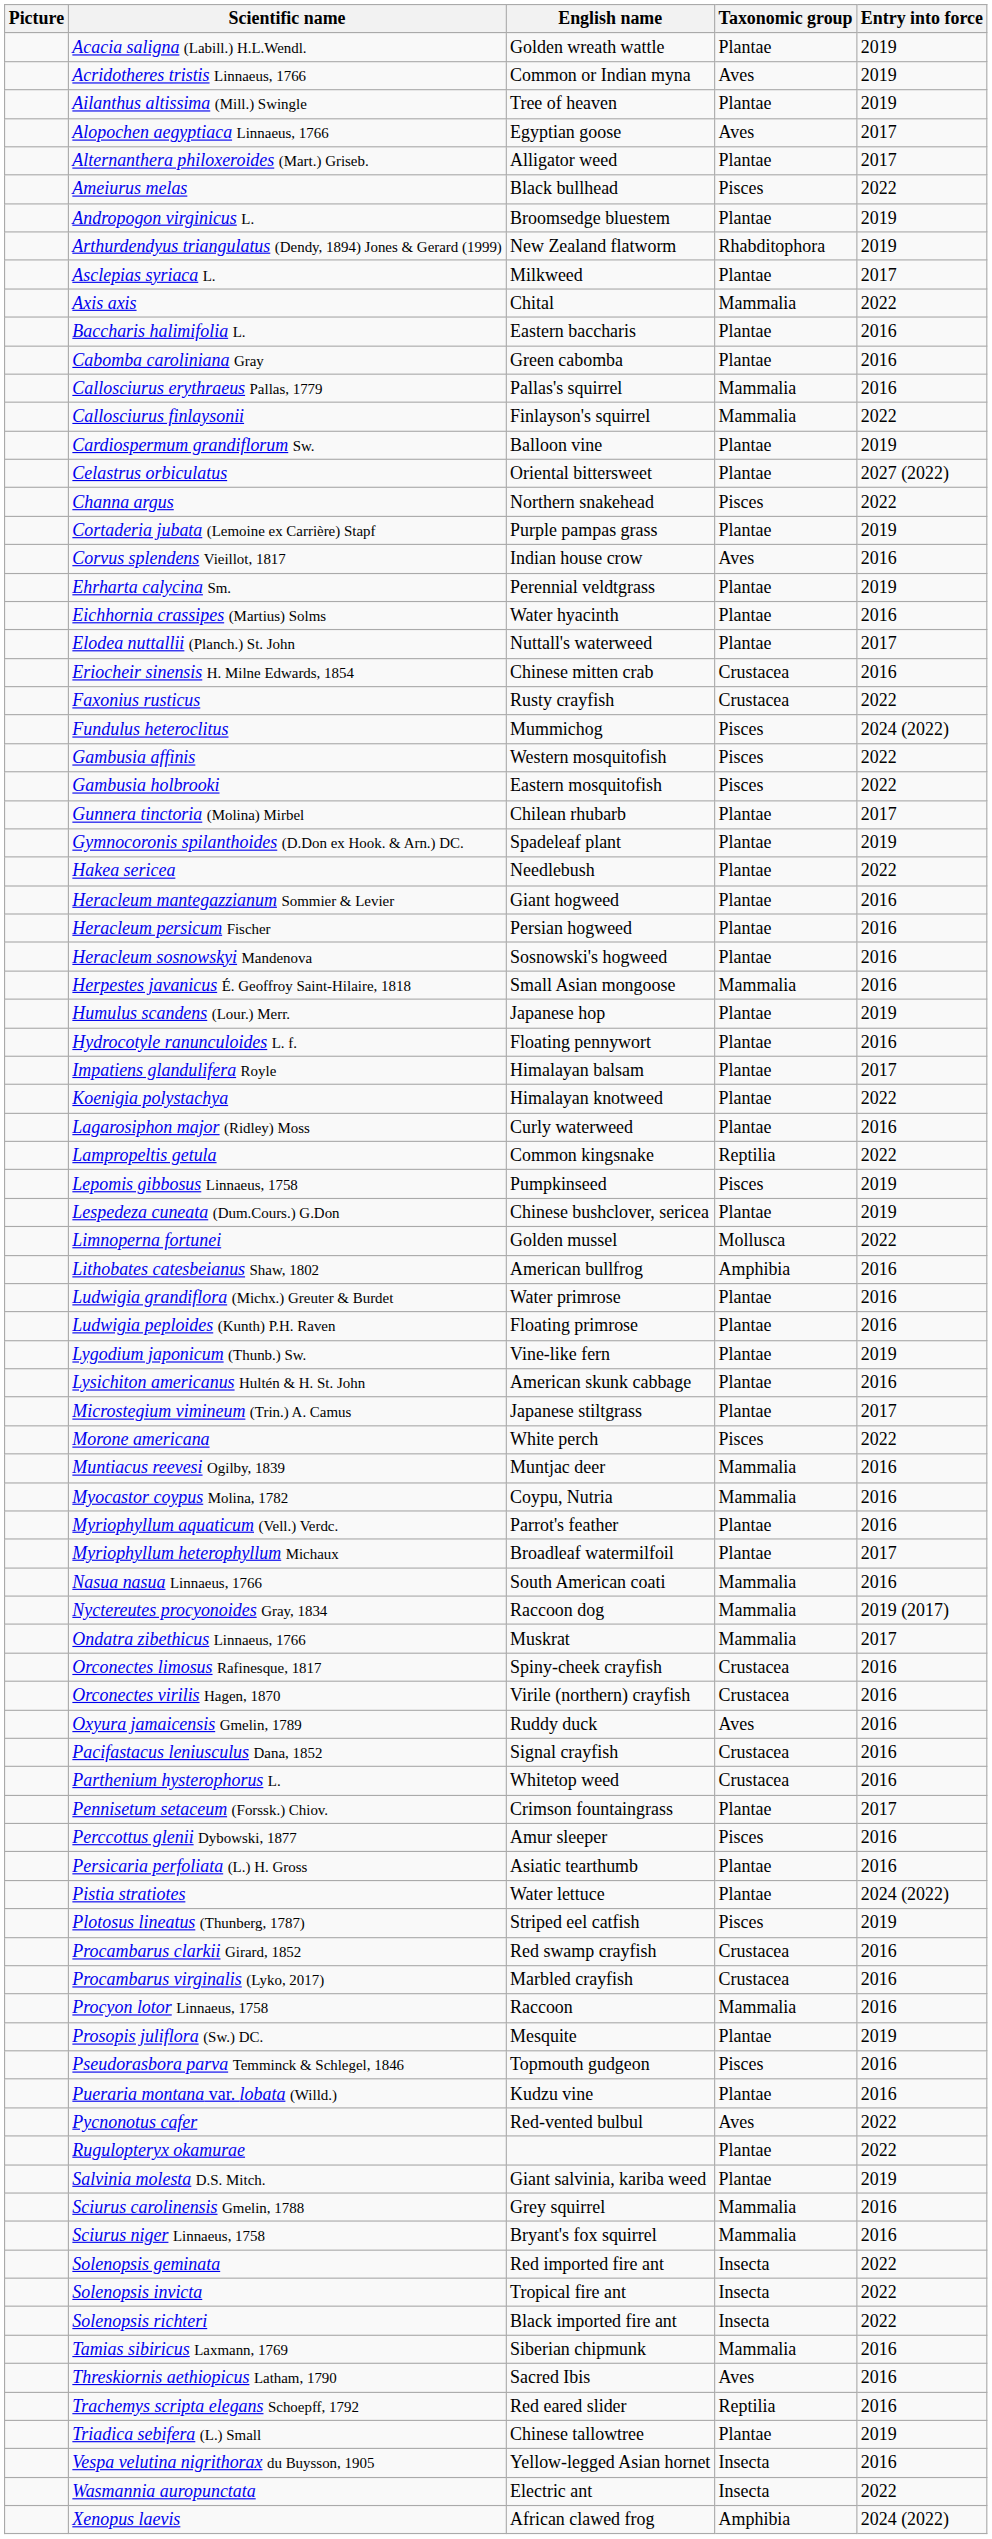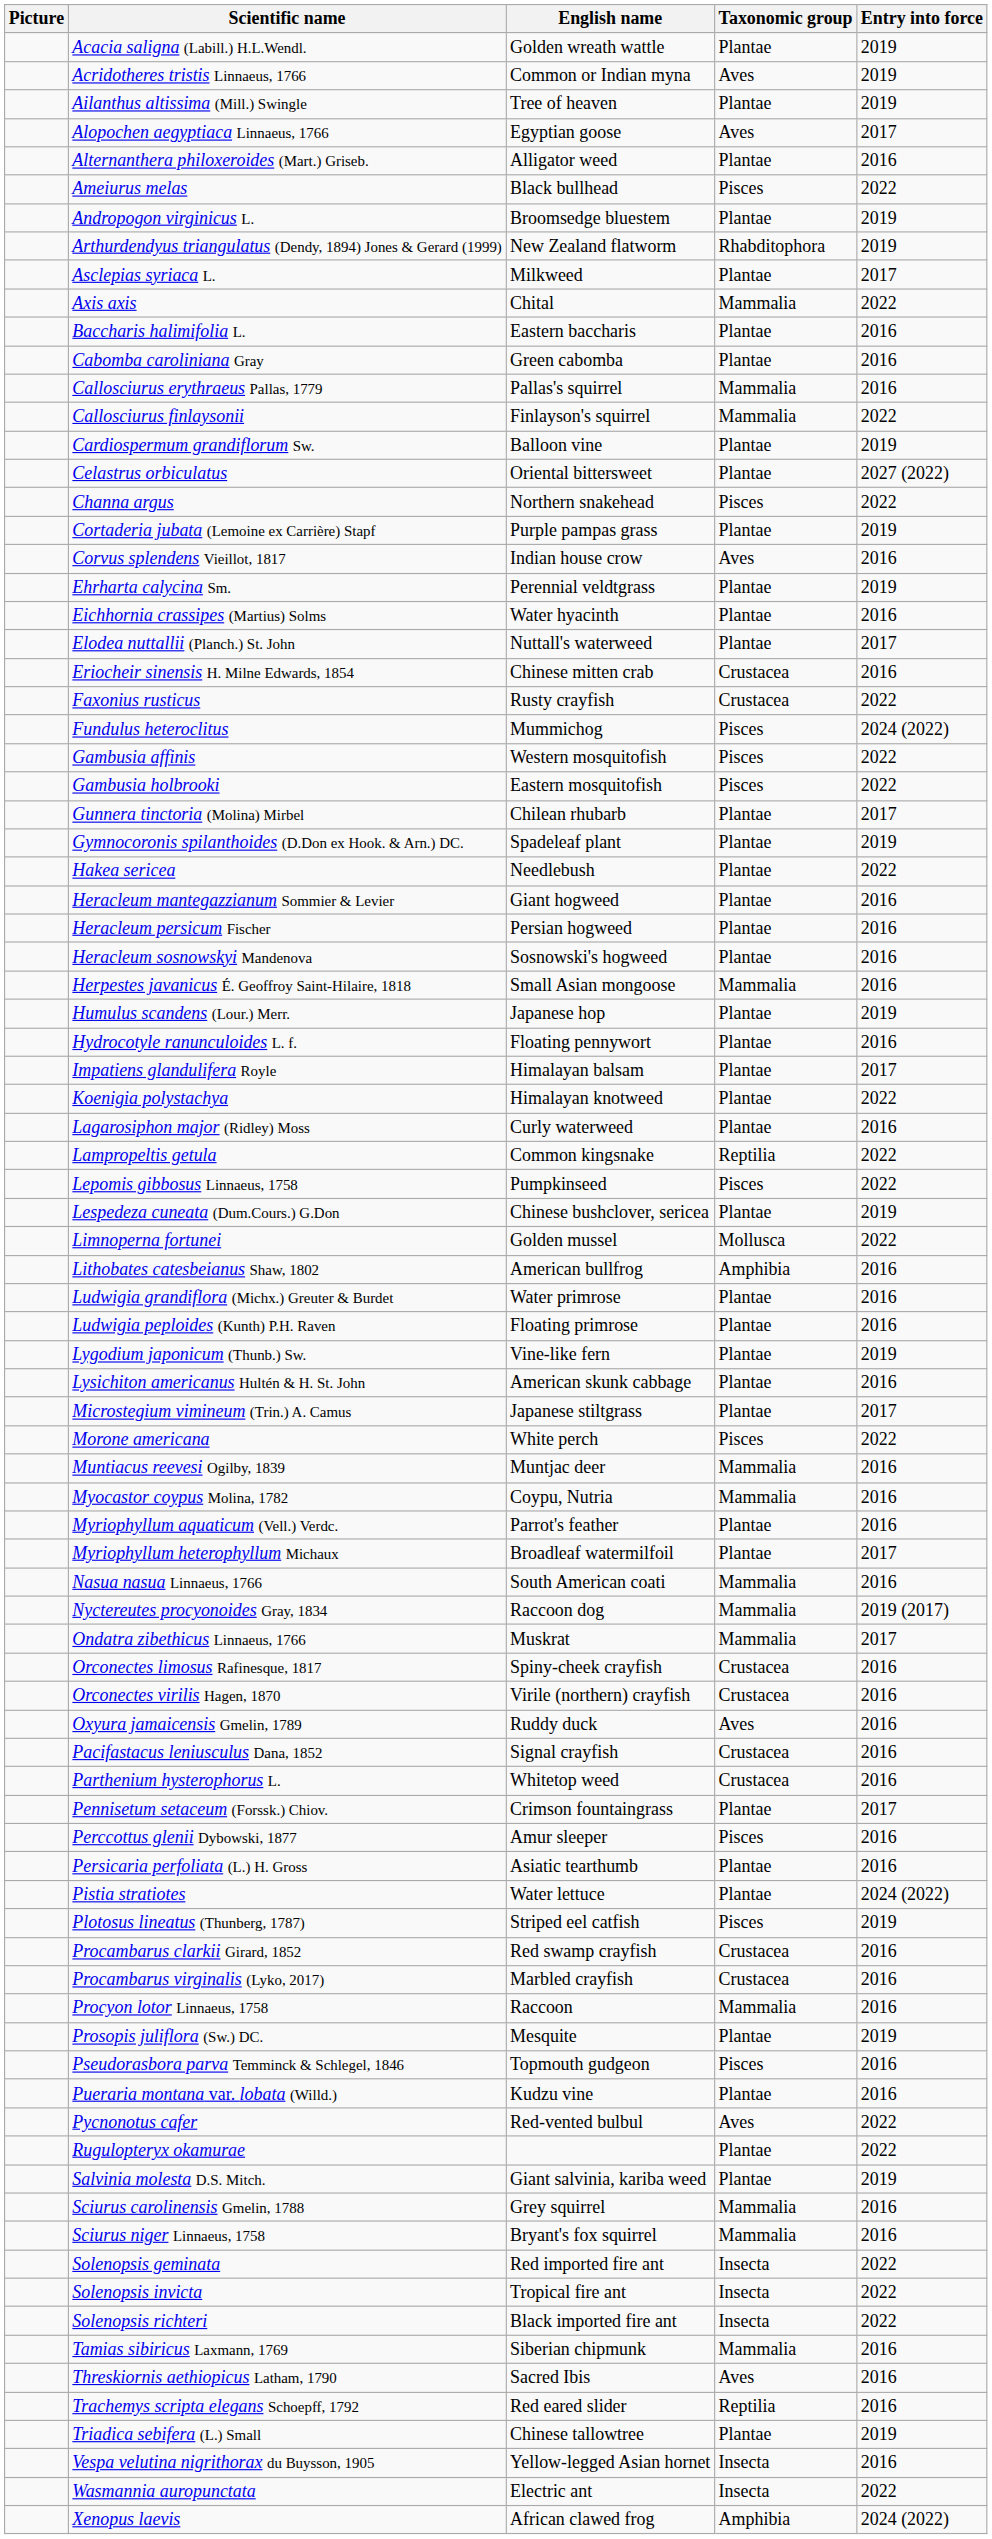(879, 160) 2017 -> (879, 160) 2016
(879, 1183) 2019 -> (879, 1183) 2022
